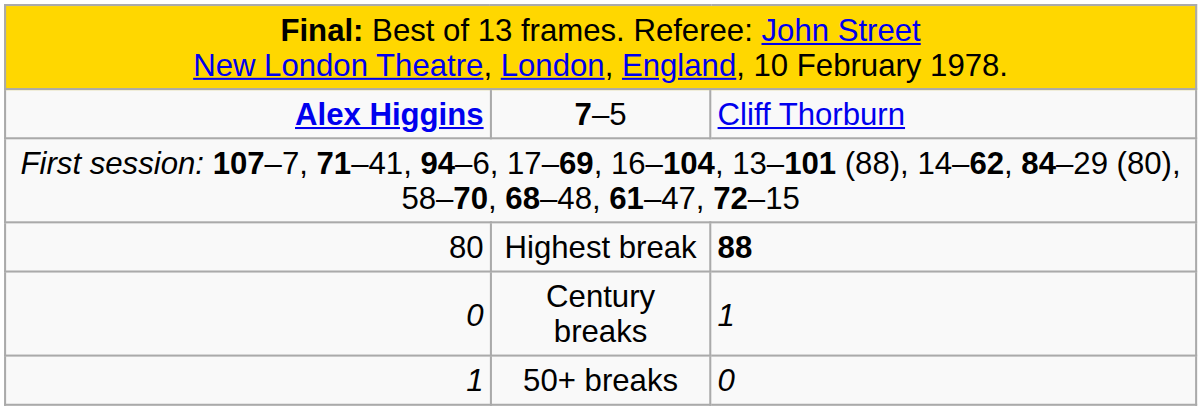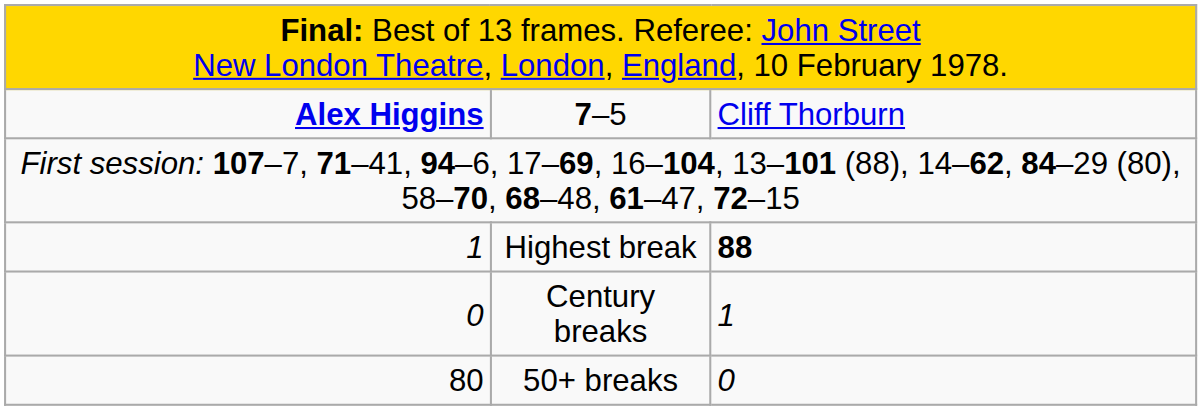(466, 248) 80 -> (475, 248) 1
(475, 381) 1 -> (466, 381) 80
